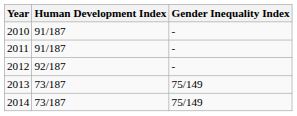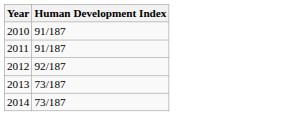- column: (231, 13)
